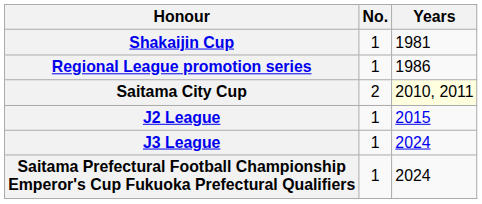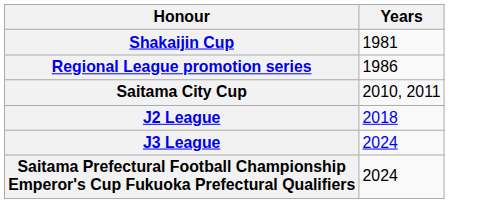- column: (375, 17)
(434, 92) lightyellow background -> (402, 92) no background
(413, 117) 2015 -> (380, 117) 2018
